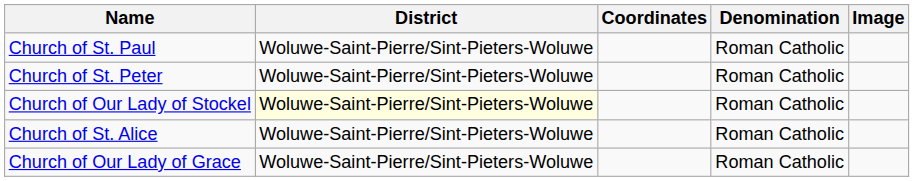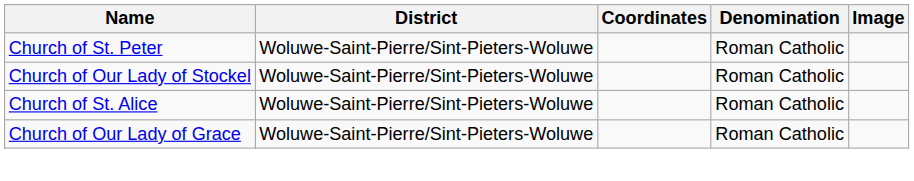- row: (82, 47)
(426, 104) lightyellow background -> (426, 76) no background
